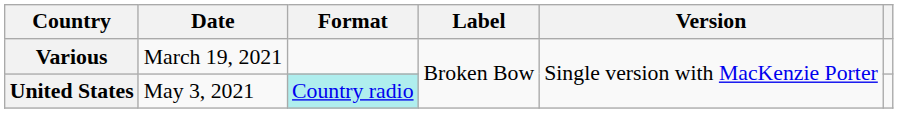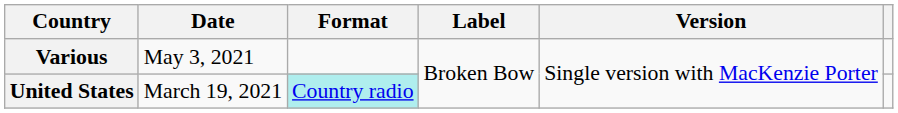(213, 56) March 19, 2021 -> (199, 56) May 3, 2021
(199, 90) May 3, 2021 -> (213, 90) March 19, 2021
